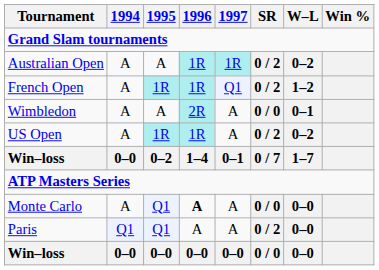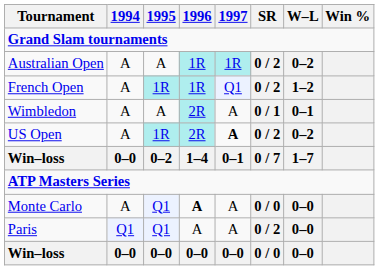(267, 110) 0 / 0 -> (267, 110) 0 / 1
(197, 134) 1R -> (197, 134) 2R
(233, 134) normal -> (233, 134) bold
